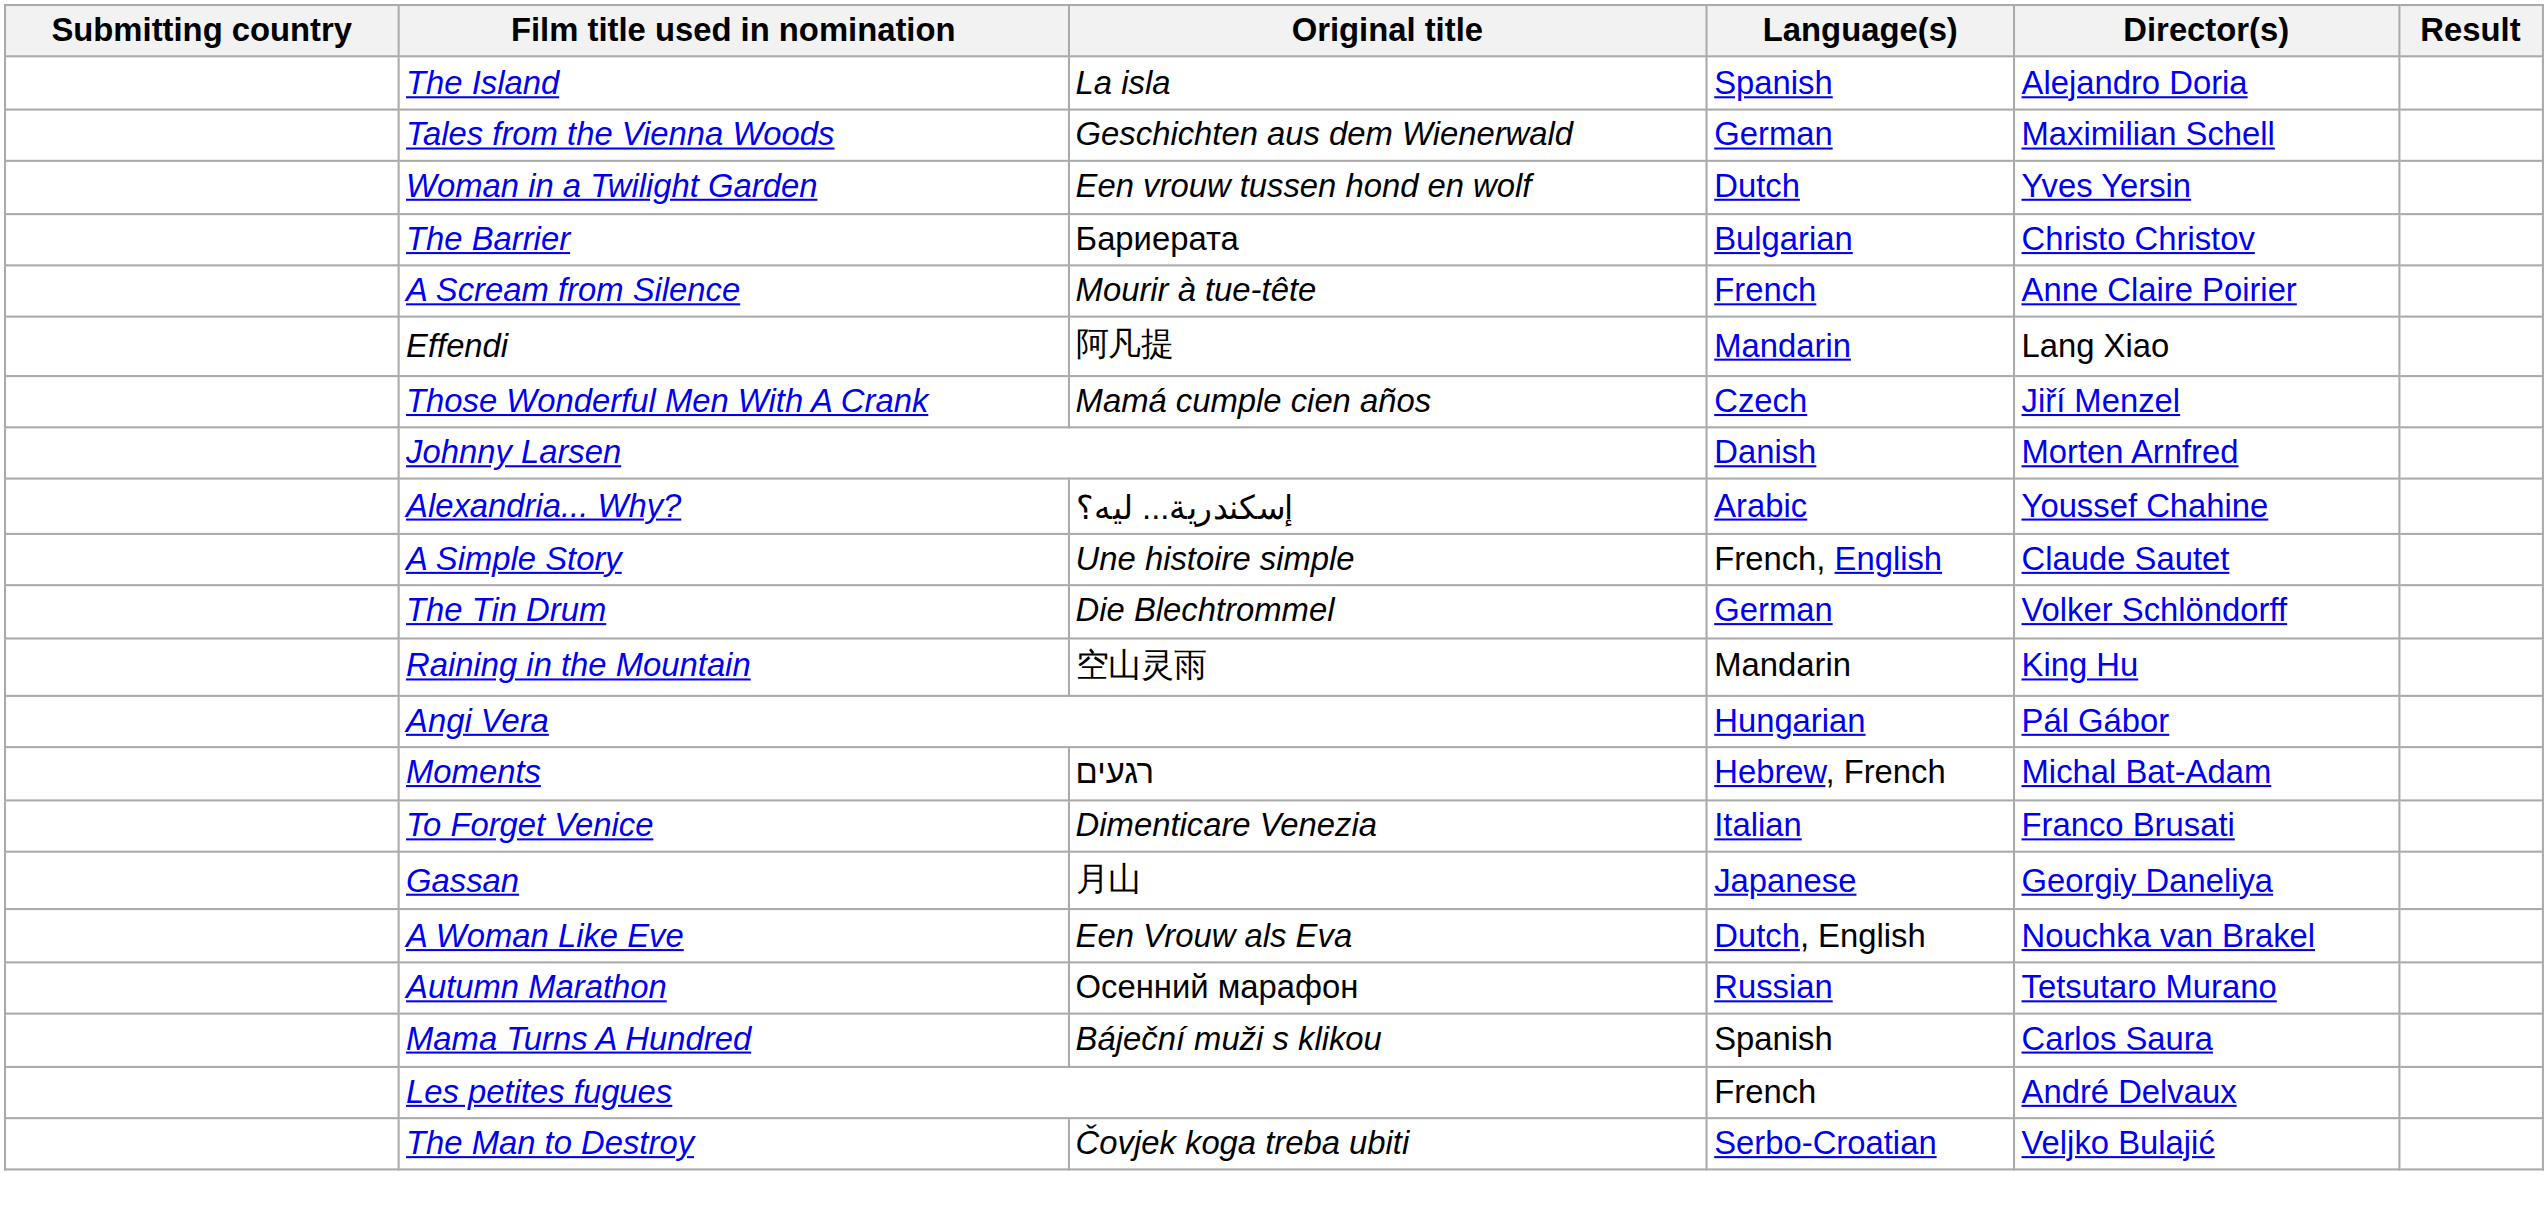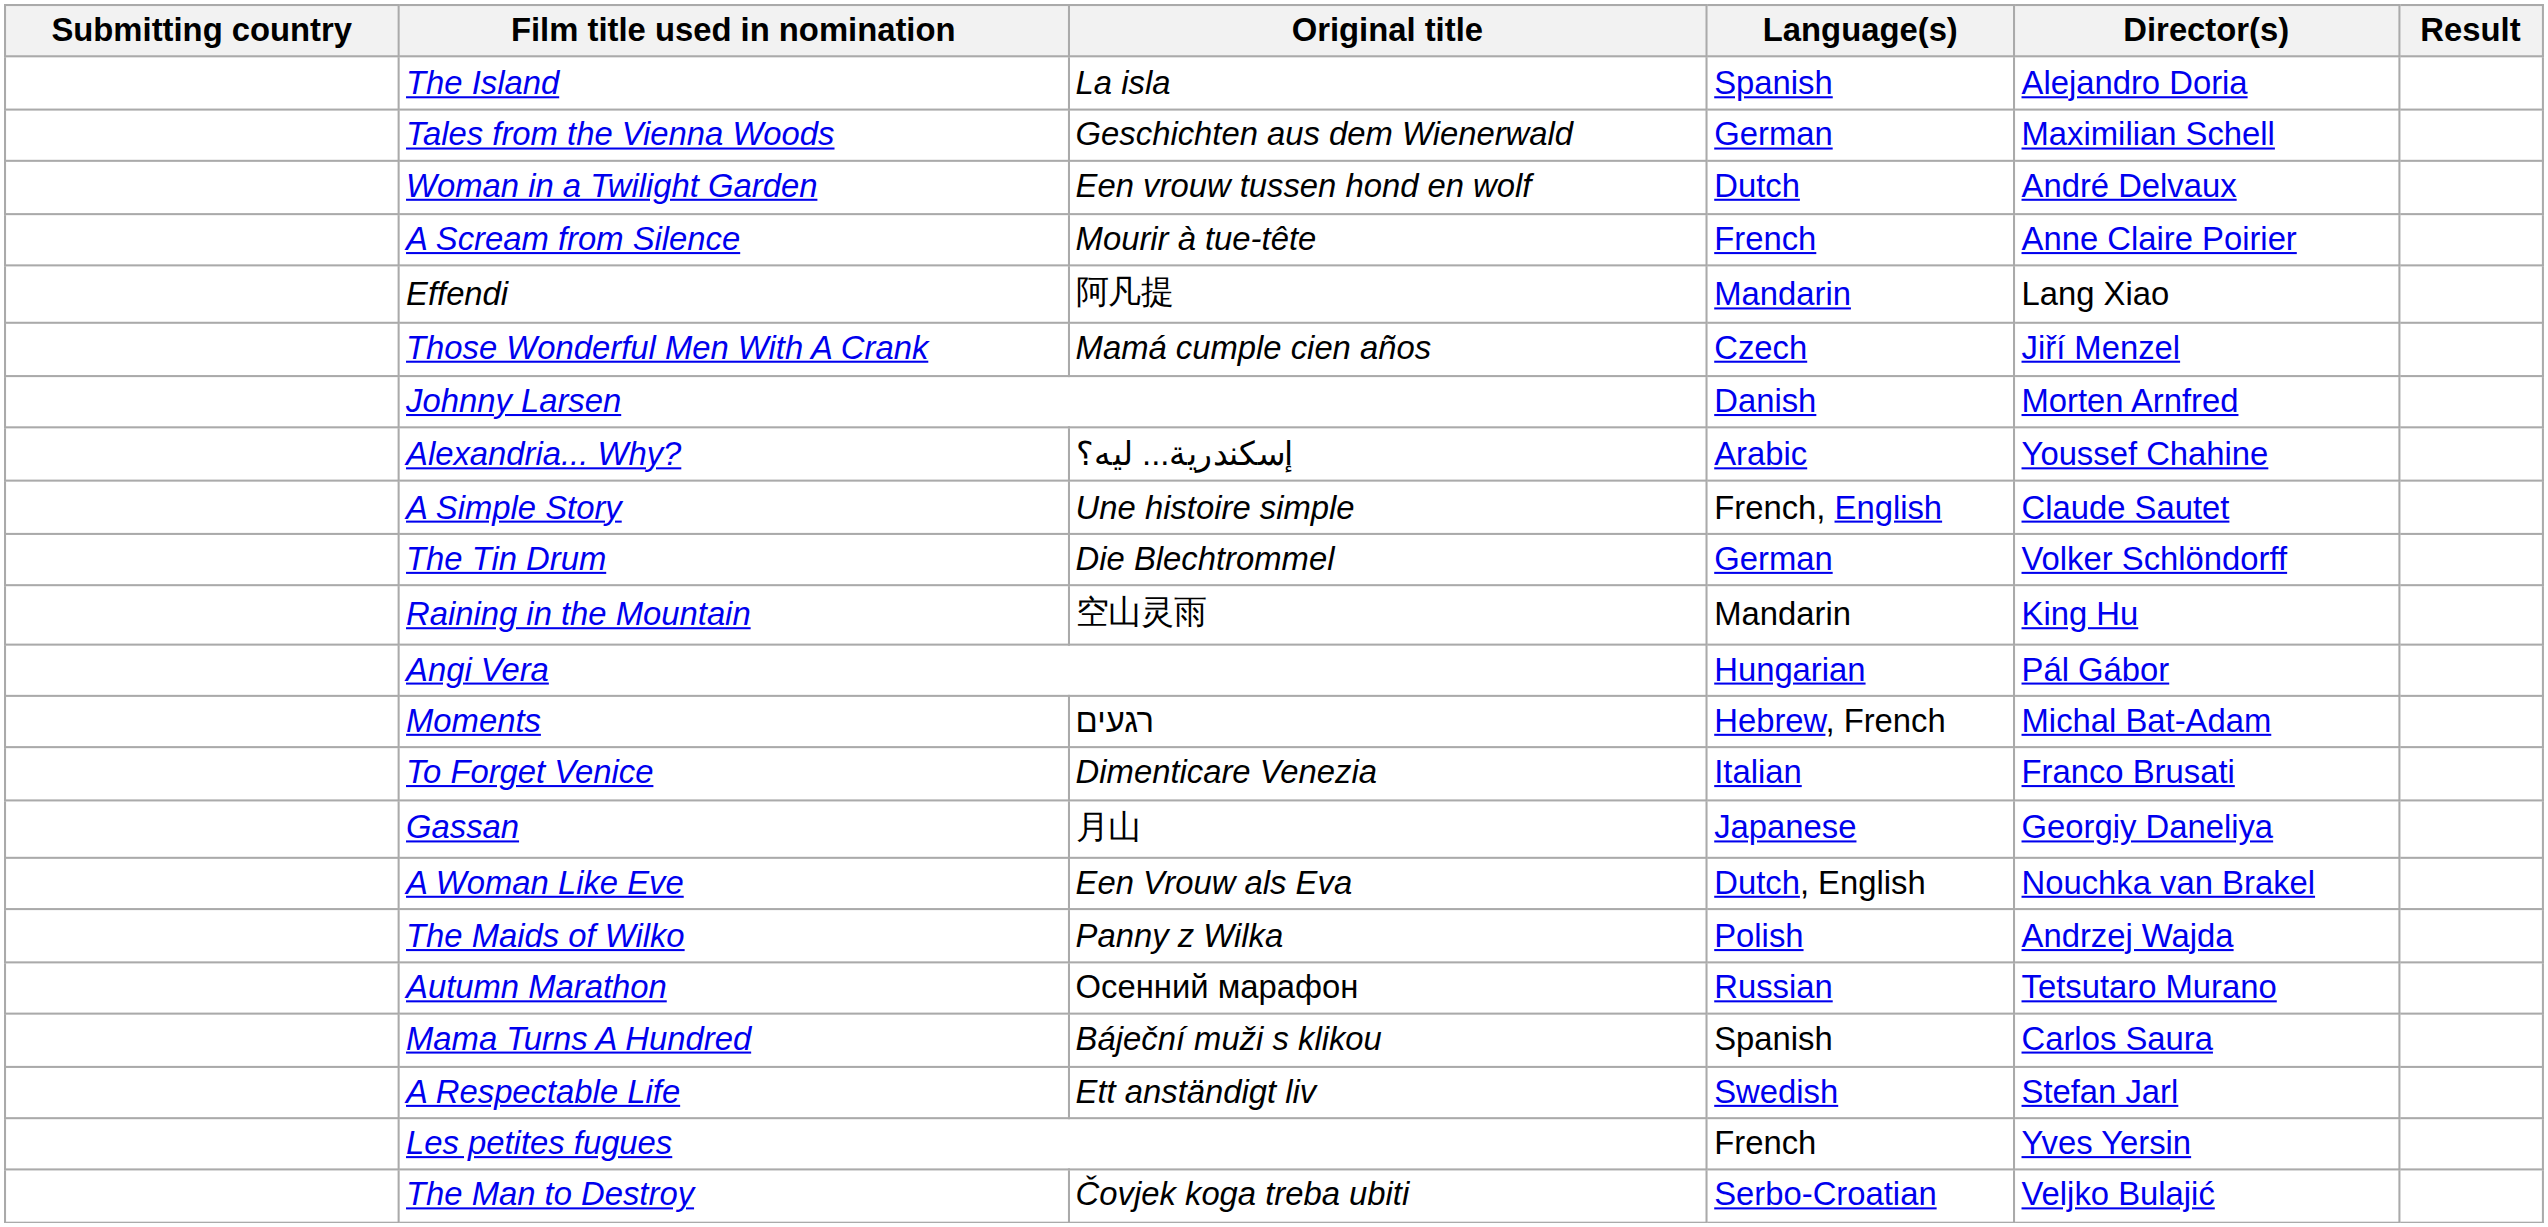(2106, 186) Yves Yersin -> (2129, 186) André Delvaux
- row: (488, 238)
+ row: (545, 935)
+ row: (543, 1091)
(2129, 1091) André Delvaux -> (2106, 1143) Yves Yersin
